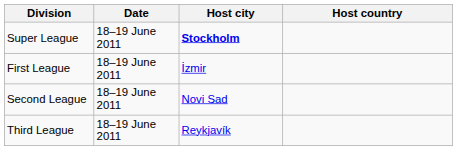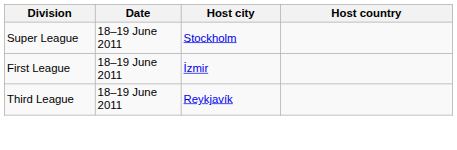(211, 37) bold -> (210, 37) normal
- row: (47, 99)
